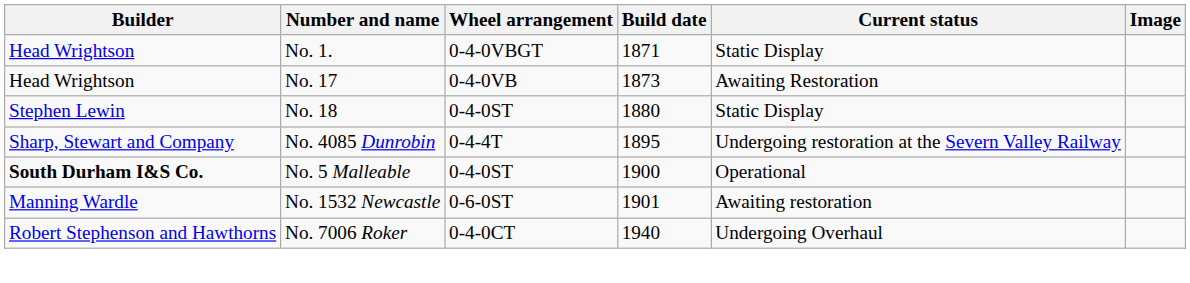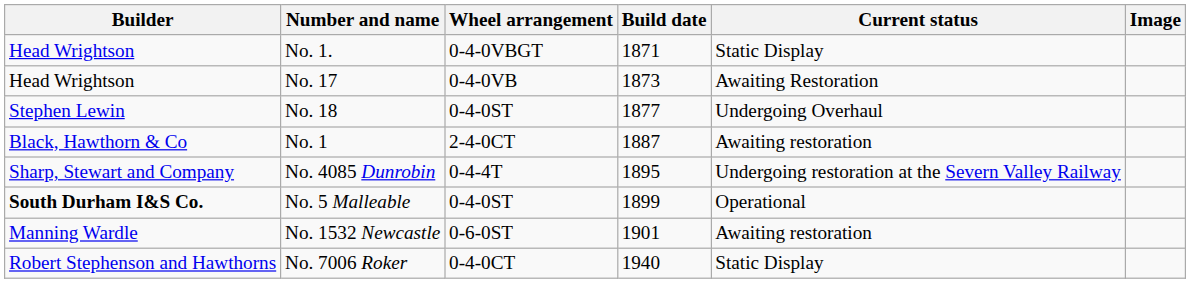(641, 111) 1880 -> (641, 111) 1877
(769, 111) Static Display -> (799, 111) Undergoing Overhaul
+ row: (306, 141)
(641, 171) 1900 -> (641, 202) 1899
(799, 232) Undergoing Overhaul -> (769, 263) Static Display
